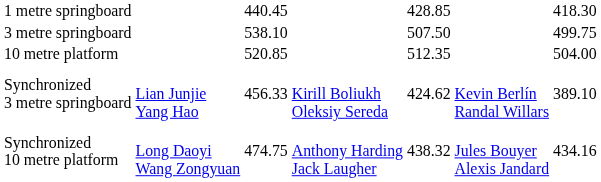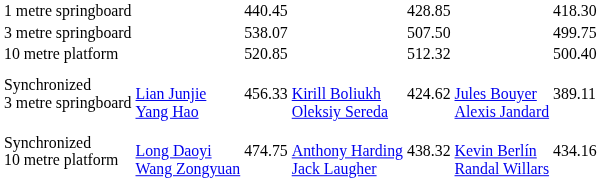(266, 32) 538.10 -> (266, 32) 538.07
(429, 54) 512.35 -> (429, 54) 512.32
(575, 54) 504.00 -> (575, 54) 500.40
(502, 102) Kevin Berlín Randal Willars -> (502, 102) Jules Bouyer Alexis Jandard
(575, 94) 389.10 -> (575, 94) 389.11
(502, 160) Jules Bouyer Alexis Jandard -> (502, 160) Kevin Berlín Randal Willars
